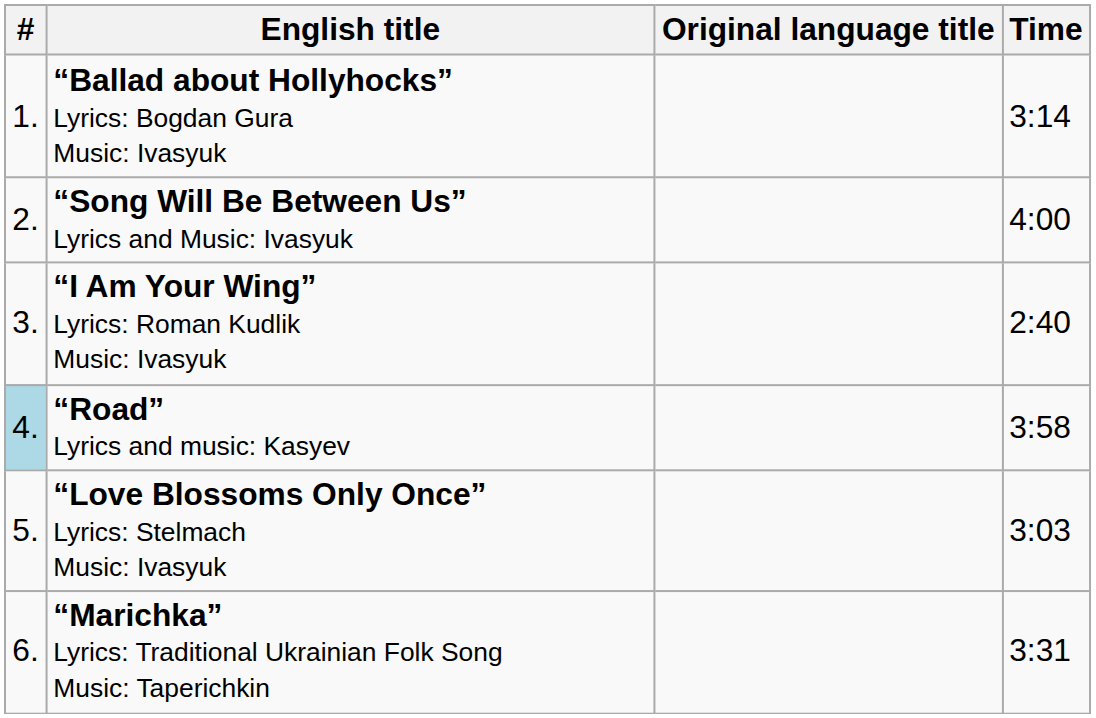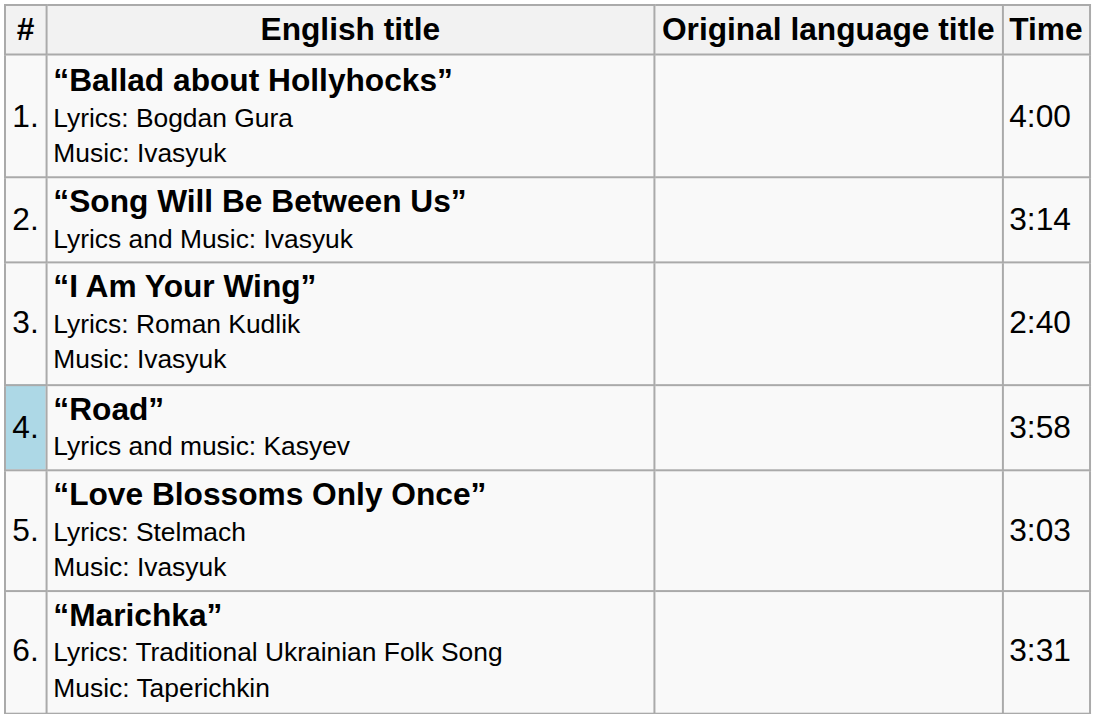(1040, 115) 3:14 -> (1040, 115) 4:00
(1040, 219) 4:00 -> (1040, 219) 3:14
